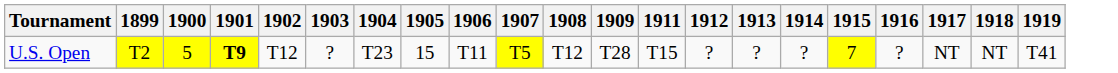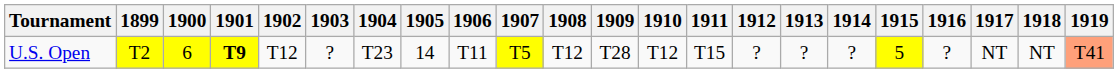+ column: (663, 20)
(187, 52) 5 -> (187, 52) 6
(425, 52) 15 -> (425, 52) 14
(852, 52) 7 -> (899, 52) 5
(1042, 52) no background -> (1089, 52) lightsalmon background
